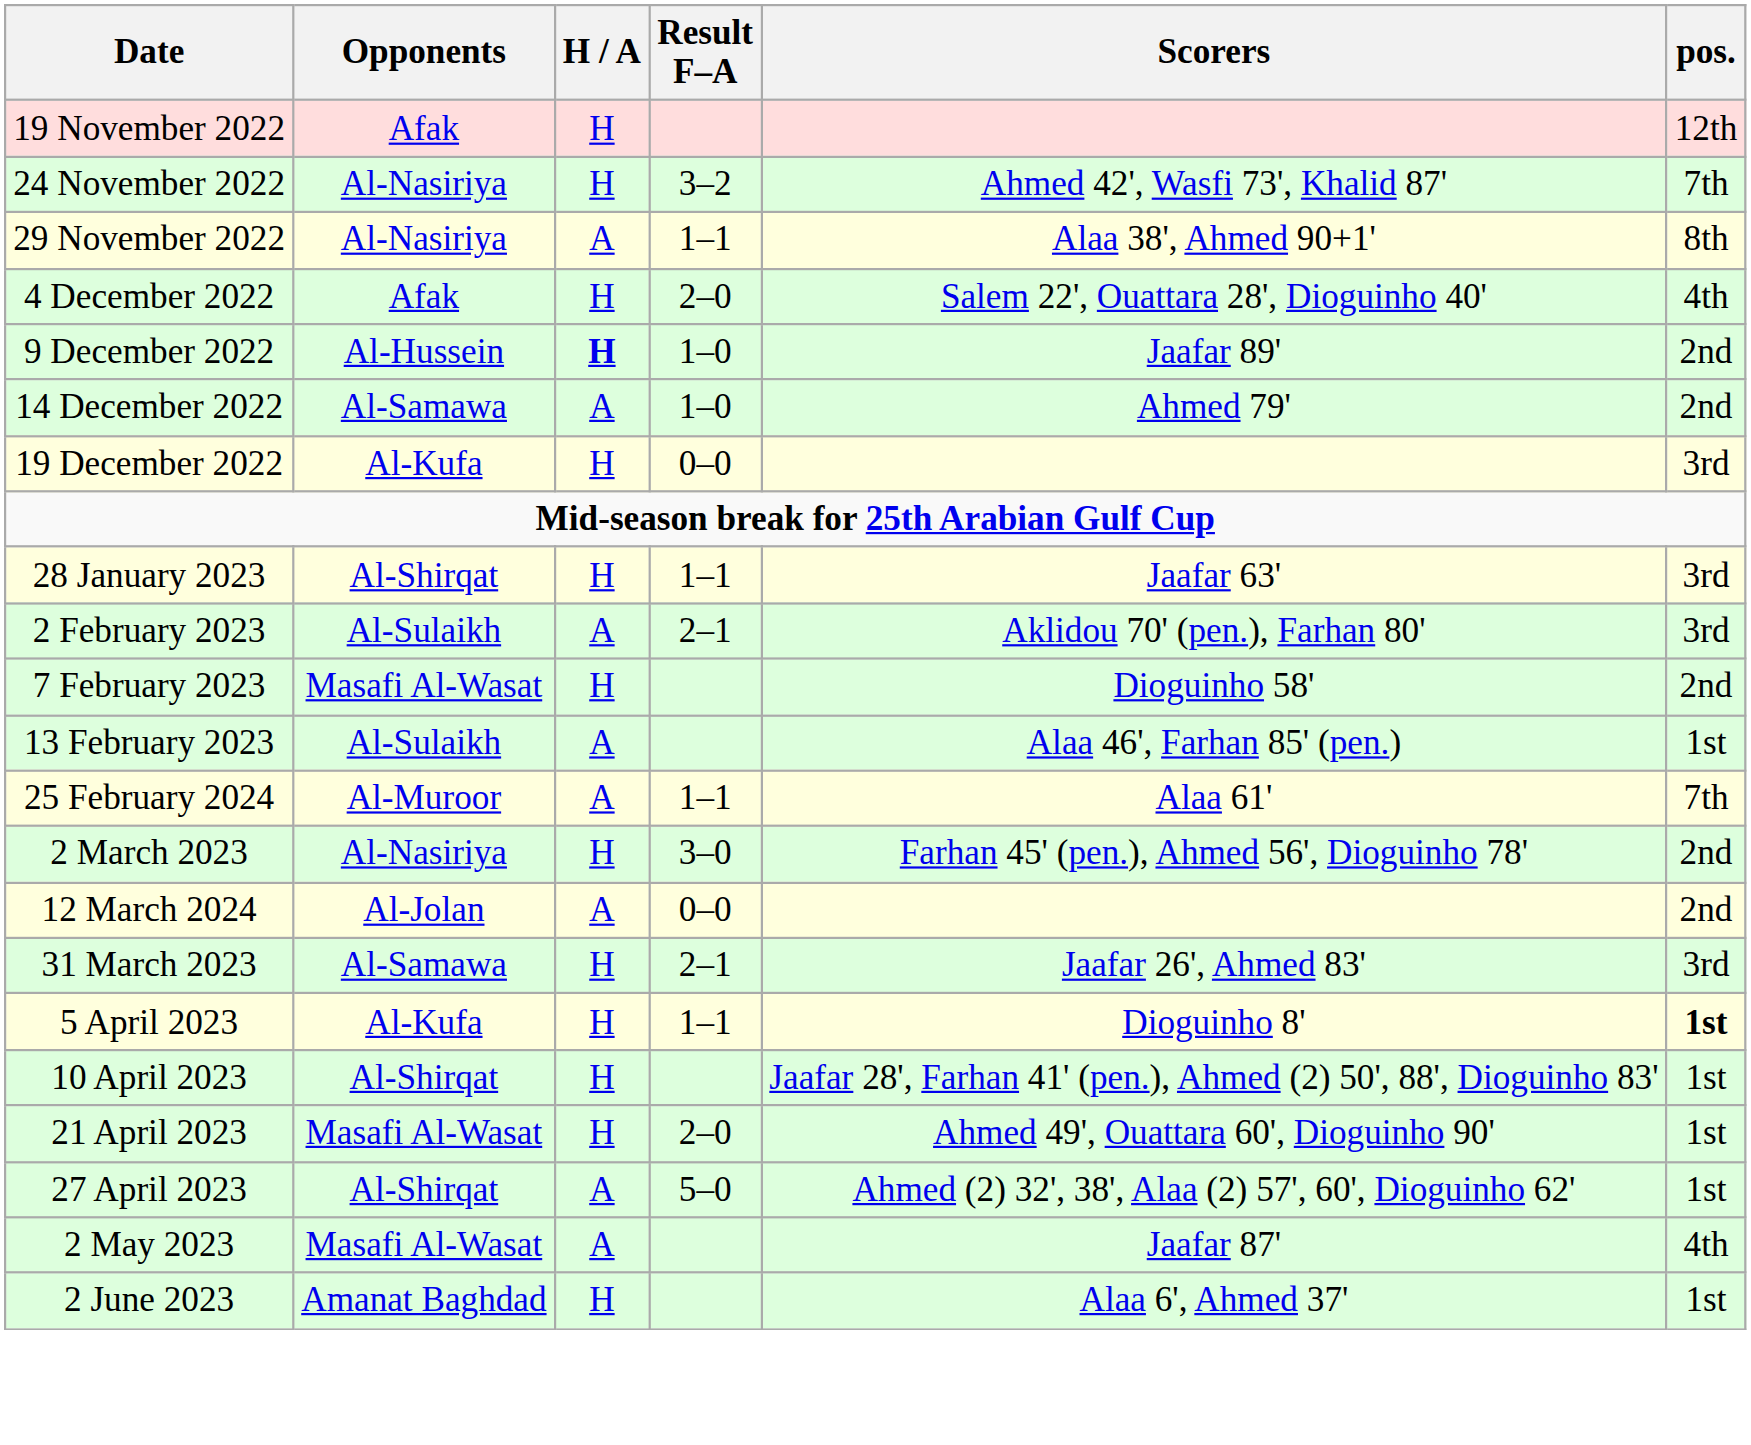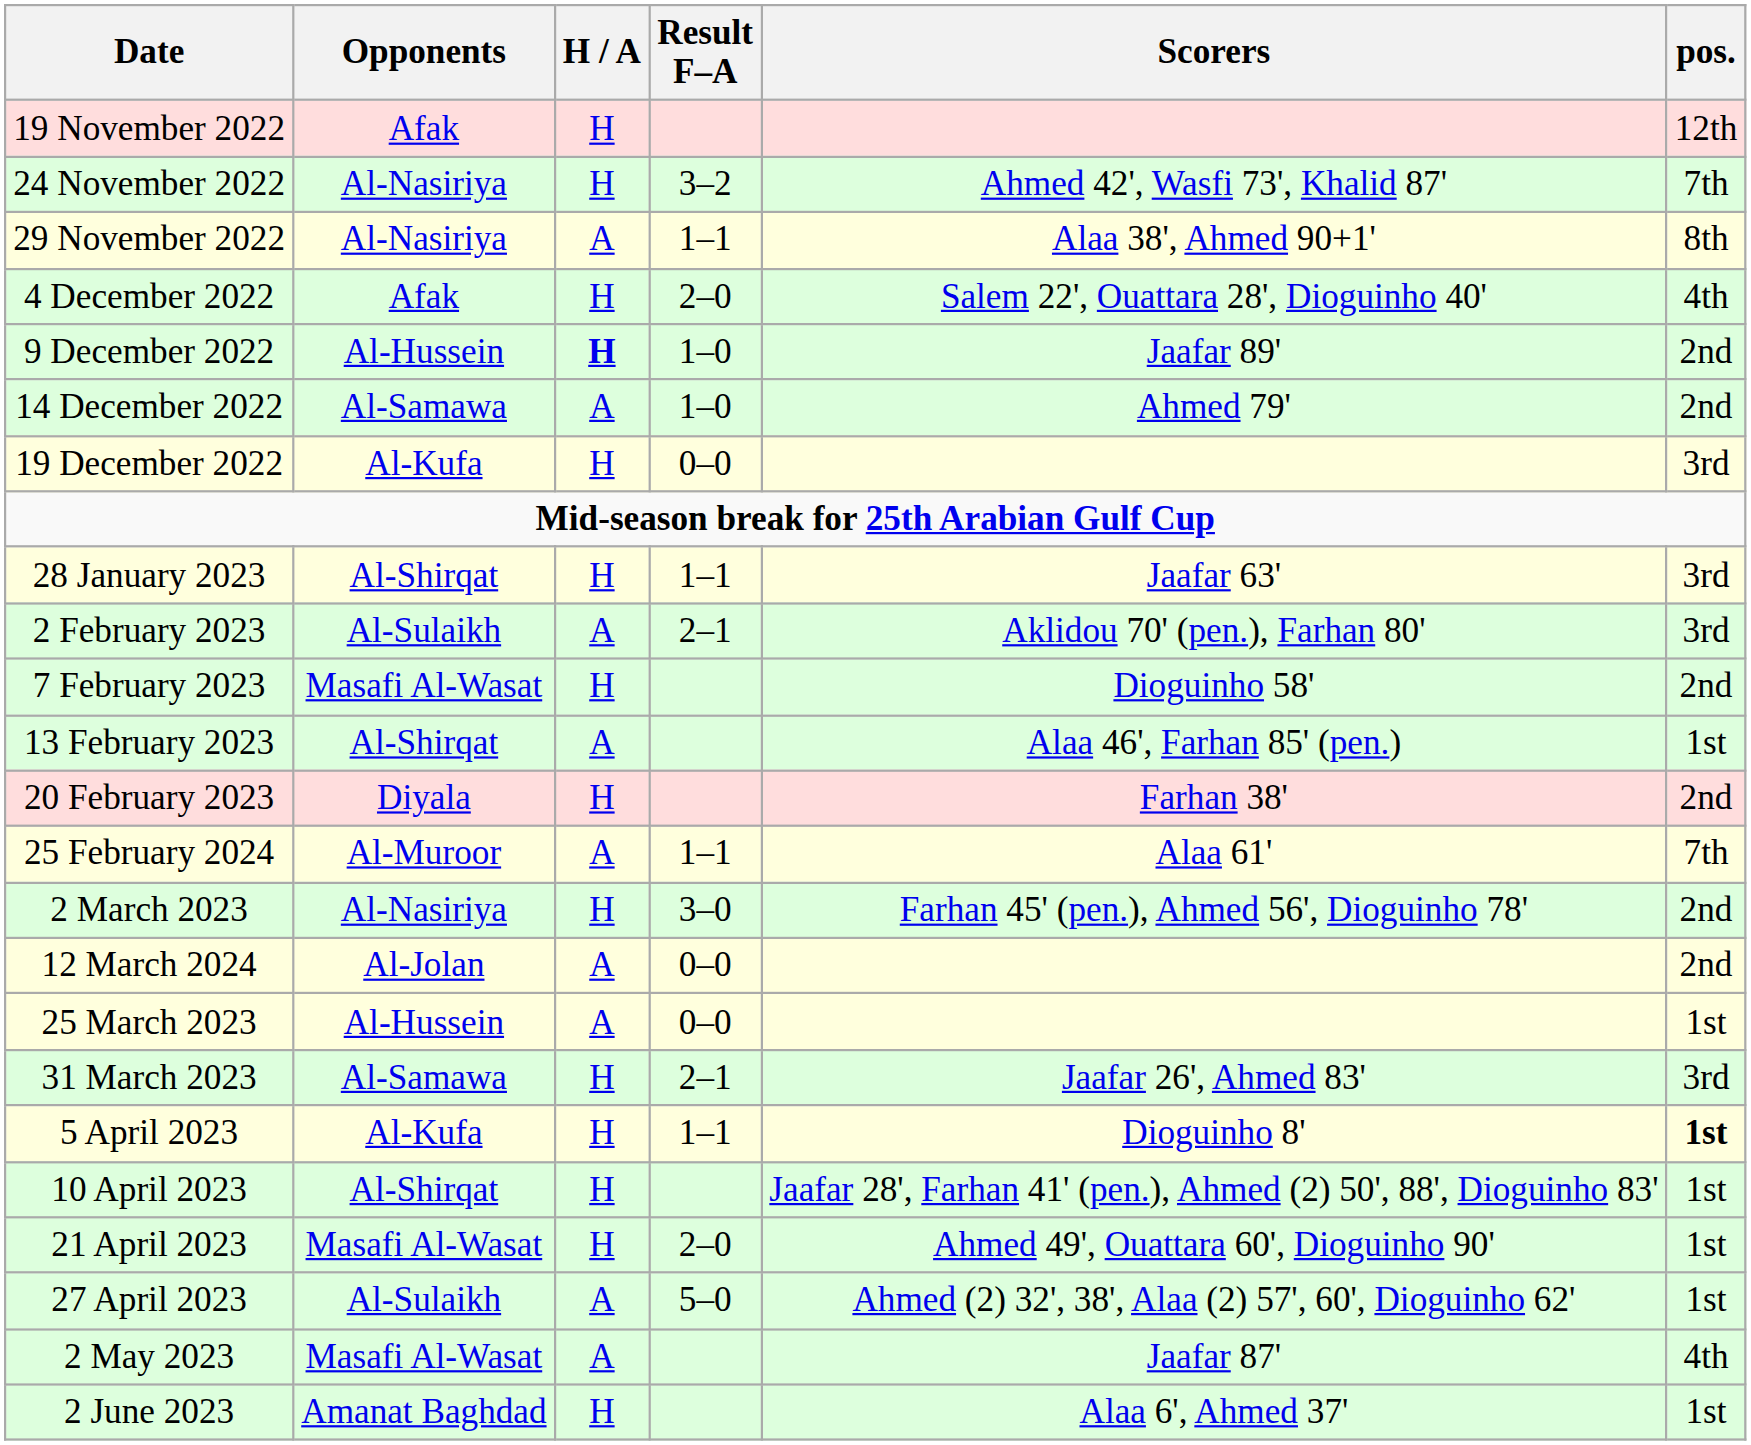(424, 741) Al-Sulaikh -> (424, 741) Al-Shirqat
+ row: (149, 797)
+ row: (149, 1021)
(424, 1188) Al-Shirqat -> (424, 1300) Al-Sulaikh
